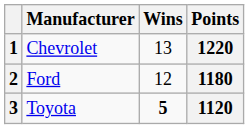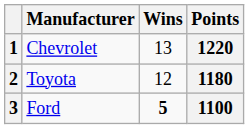(43, 78) Ford -> (51, 78) Toyota
(51, 107) Toyota -> (43, 107) Ford
(215, 107) 1120 -> (215, 107) 1100
